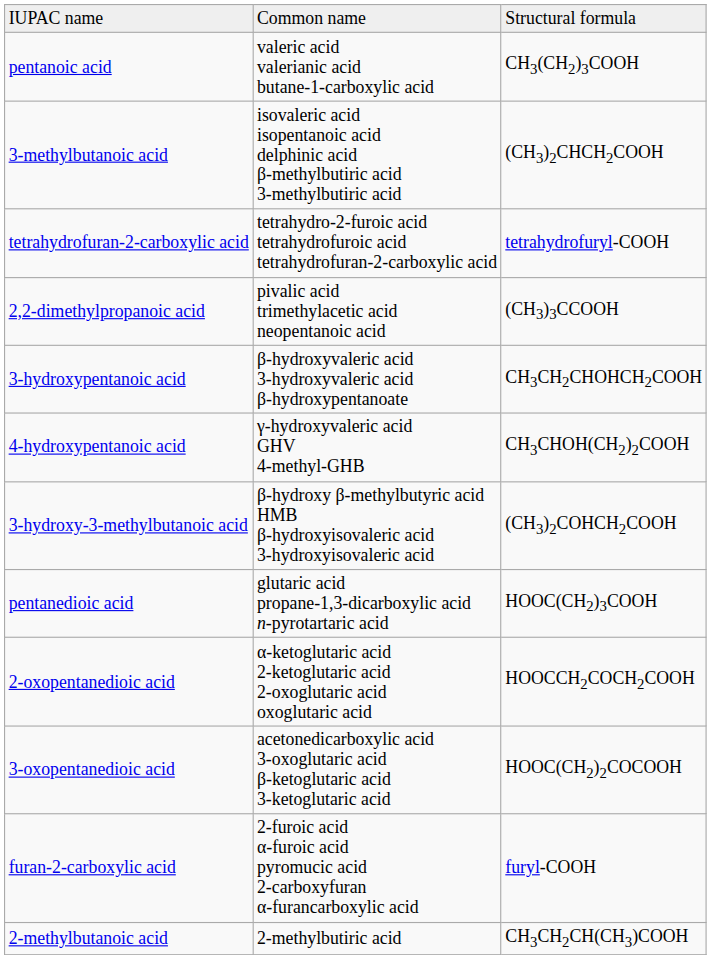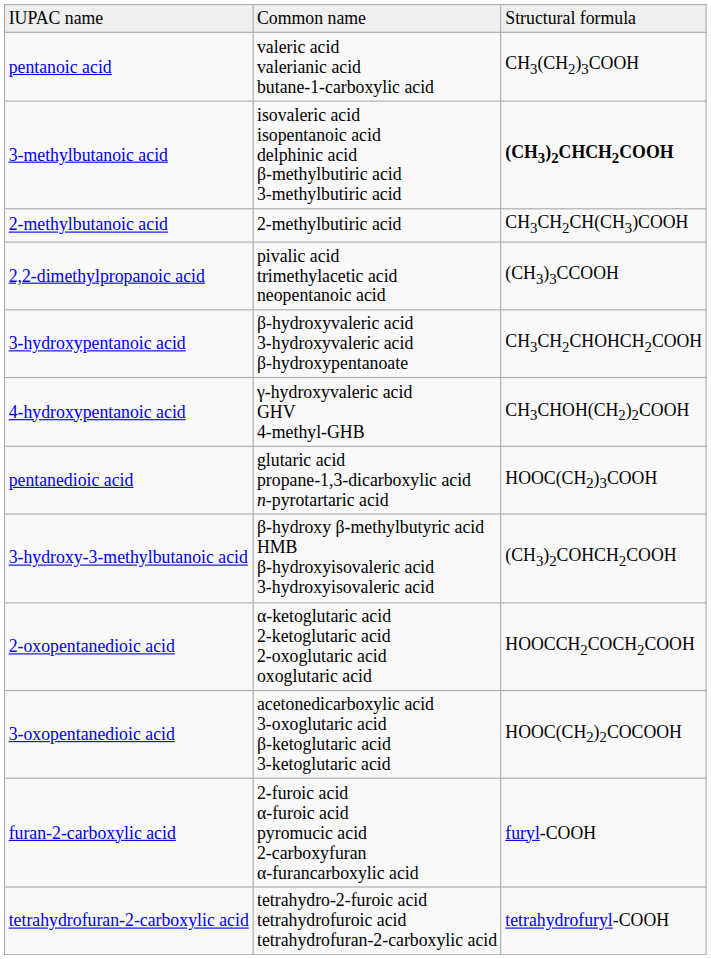(585, 154) normal -> (589, 154) bold
rows swapped: (88, 938) <-> (129, 242)
rows swapped: (128, 525) <-> (71, 603)
